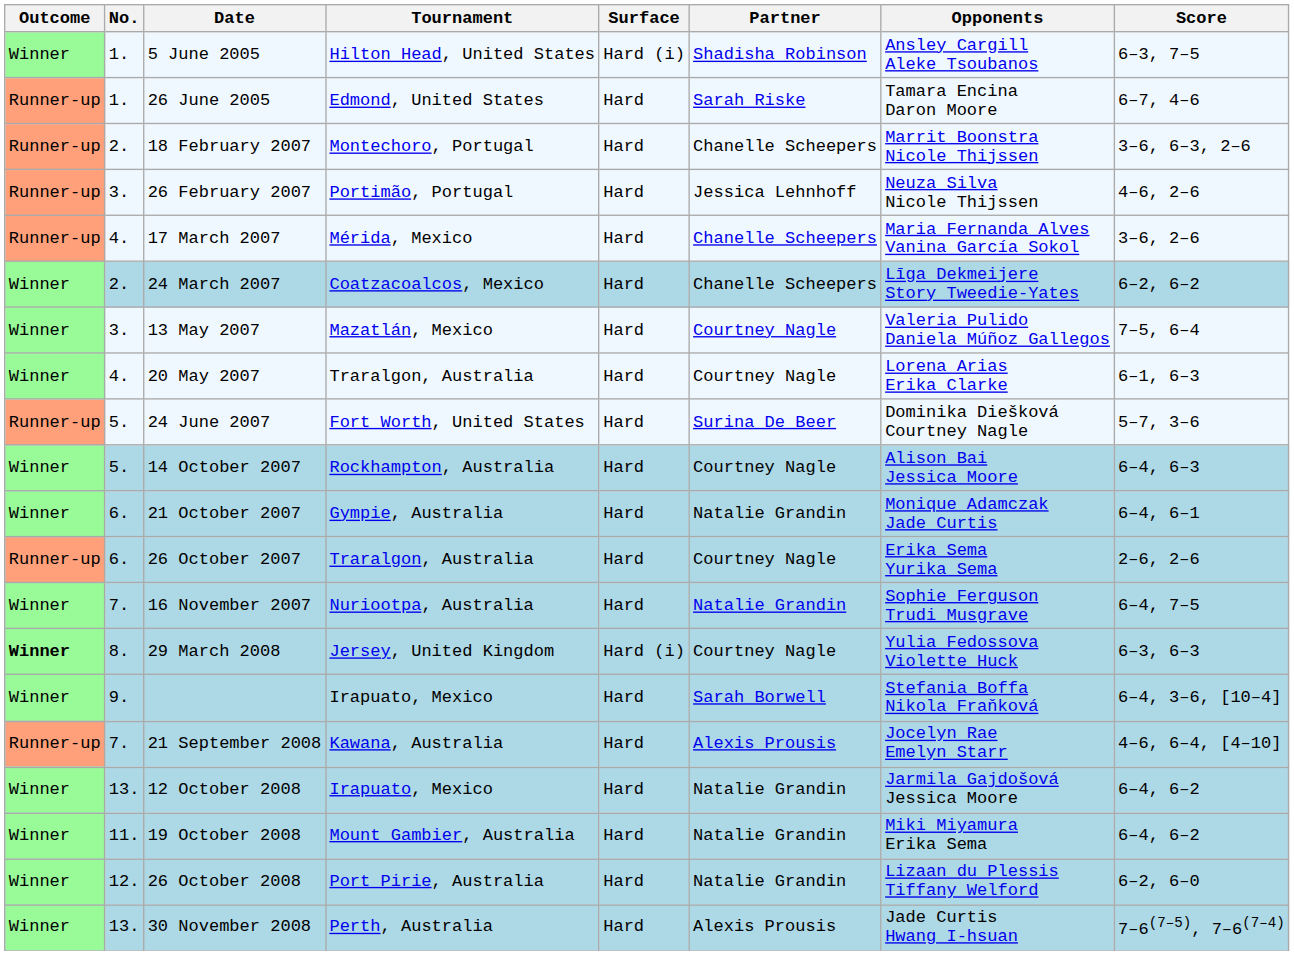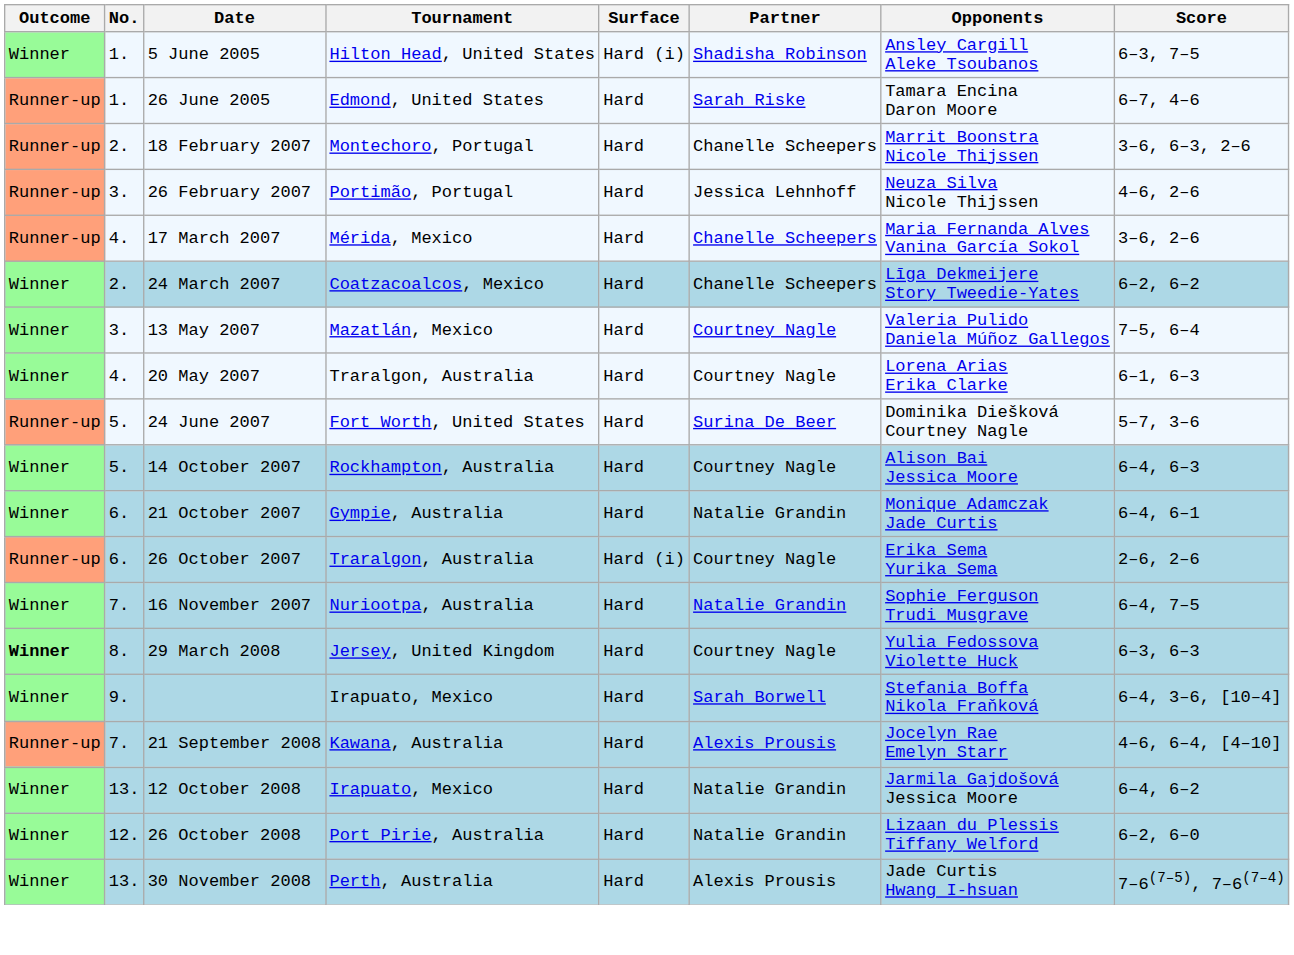(624, 560) Hard -> (644, 560) Hard (i)
(644, 652) Hard (i) -> (624, 652) Hard
- row: (224, 835)
